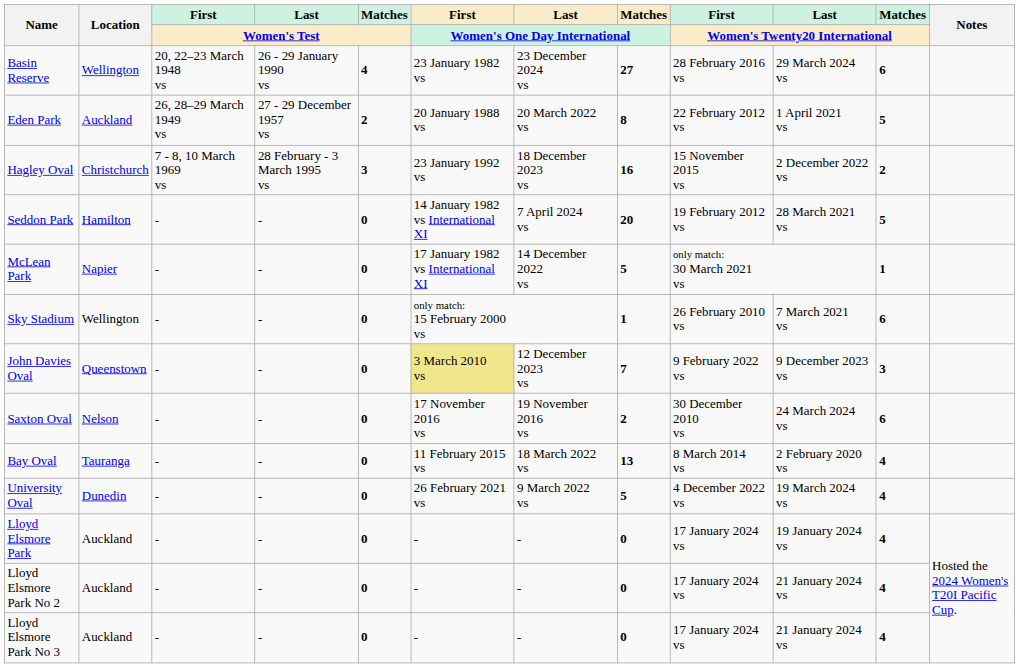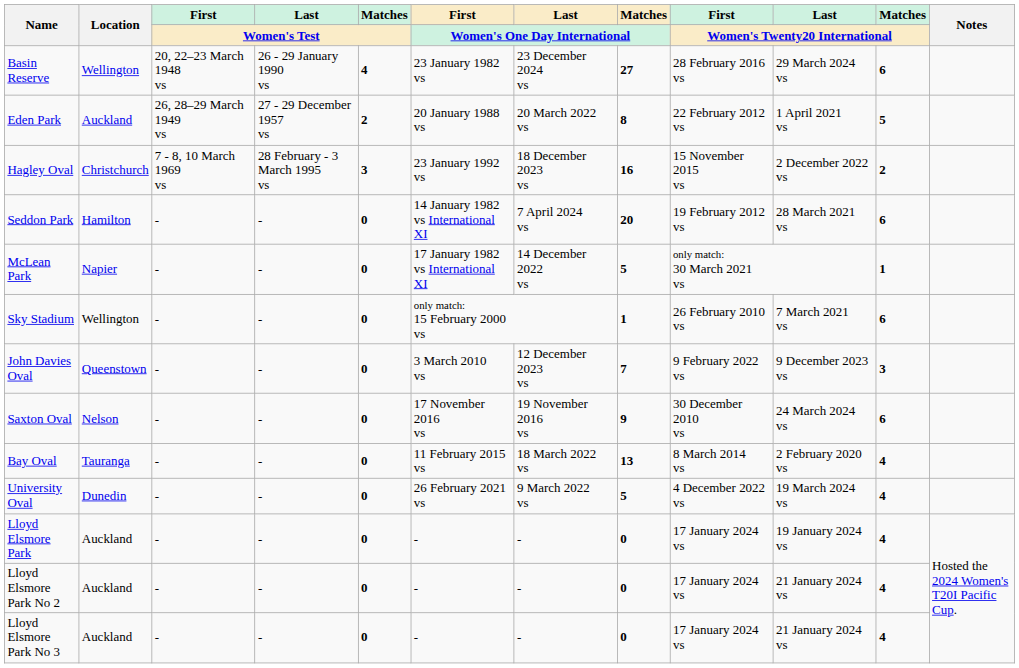(883, 219) 5 -> (883, 219) 6
(450, 368) khaki background -> (450, 368) no background
(623, 418) 2 -> (623, 418) 9
